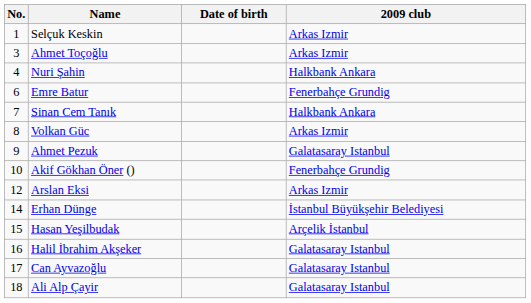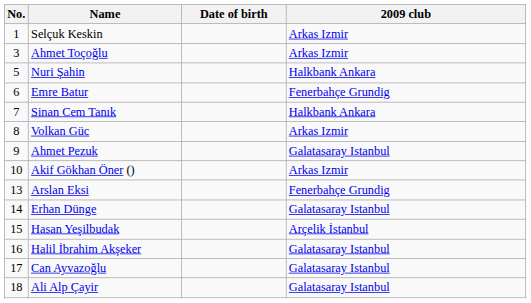(16, 72) 4 -> (16, 72) 5
(339, 170) Fenerbahçe Grundig -> (318, 170) Arkas Izmir
(16, 190) 12 -> (16, 190) 13
(318, 190) Arkas Izmir -> (339, 190) Fenerbahçe Grundig
(366, 209) İstanbul Büyükşehir Belediyesi -> (339, 209) Galatasaray Istanbul
